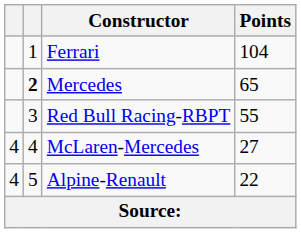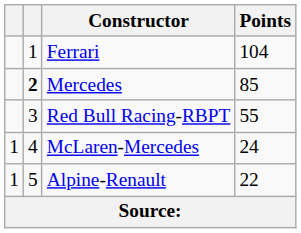(249, 83) 65 -> (249, 83) 85
(14, 147) 4 -> (14, 147) 1
(249, 147) 27 -> (249, 147) 24
(14, 179) 4 -> (14, 179) 1
